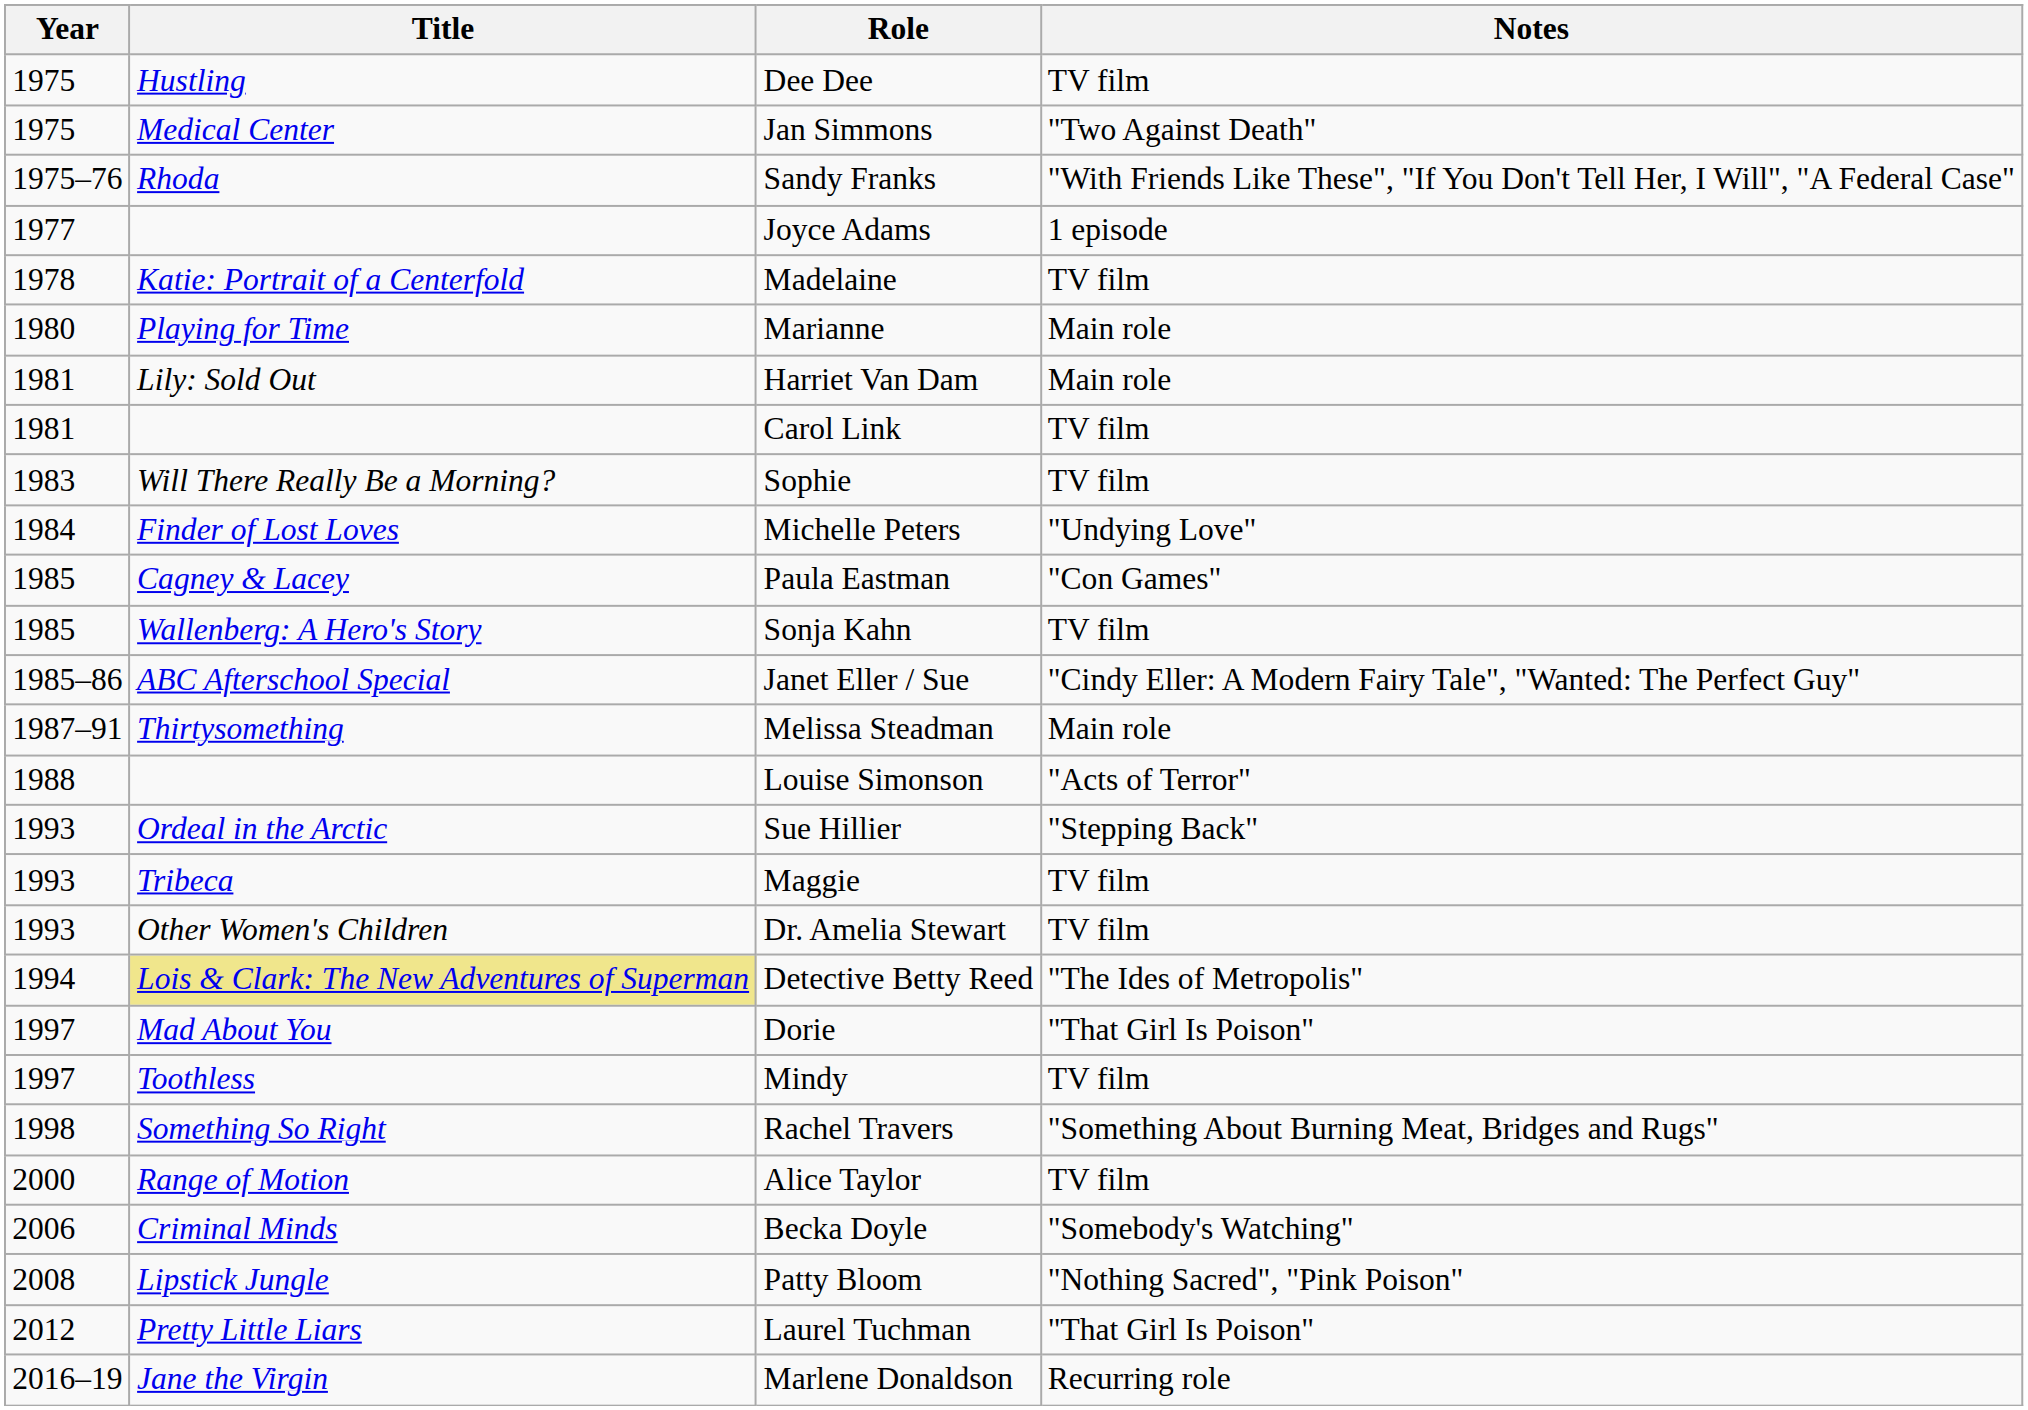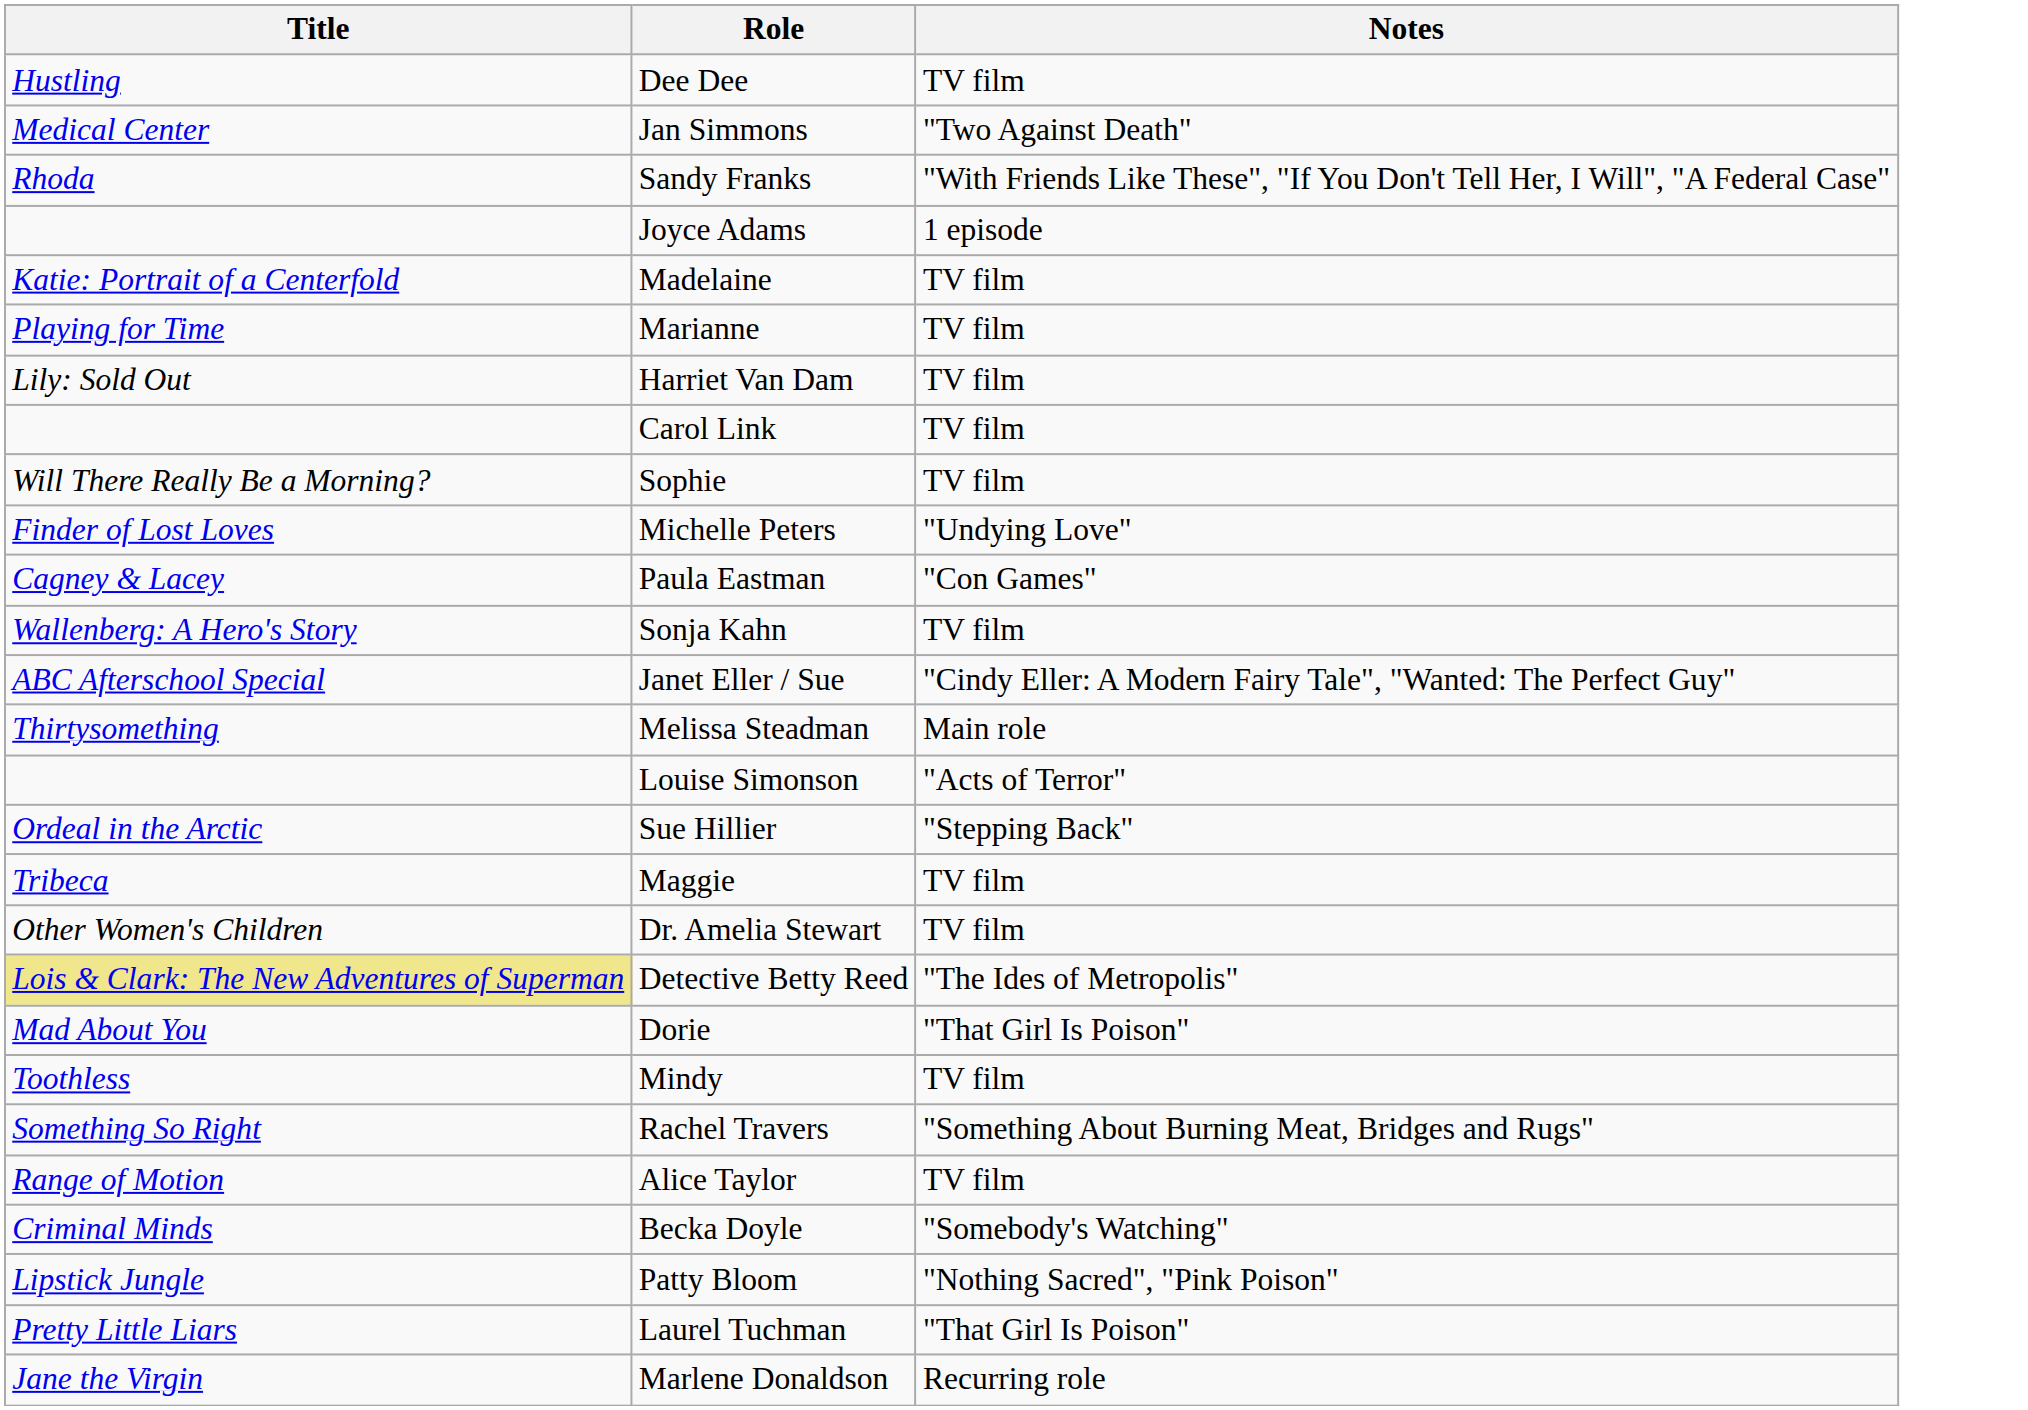- column: (67, 29)
(1109, 329) Main role -> (974, 329) TV film
(1109, 379) Main role -> (974, 379) TV film
